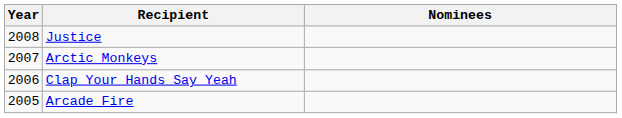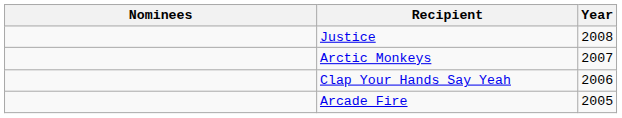columns swapped: (24, 15) <-> (460, 15)
